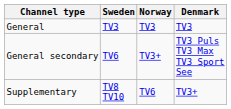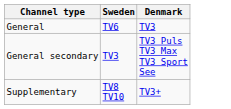- column: (155, 12)
(111, 26) TV3 -> (111, 26) TV6
(111, 56) TV6 -> (111, 56) TV3
